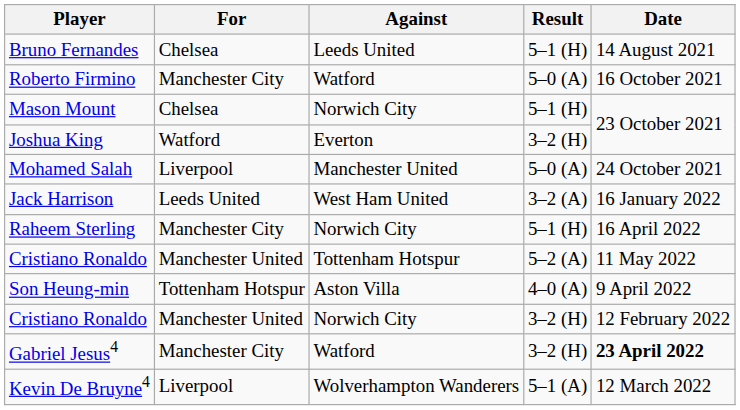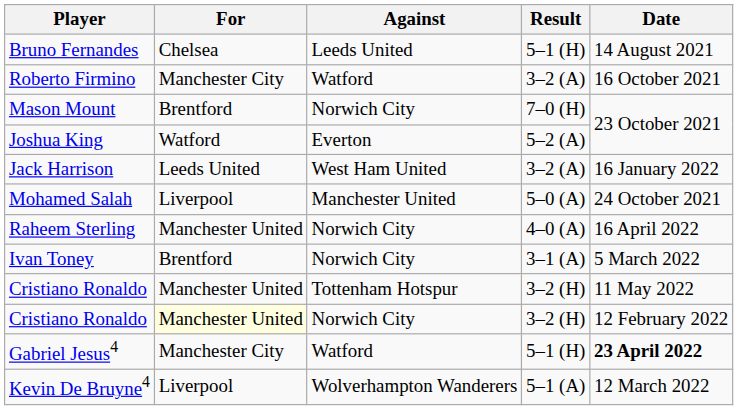(558, 79) 5–0 (A) -> (556, 79) 3–2 (A)
(189, 109) Chelsea -> (195, 109) Brentford
(558, 109) 5–1 (H) -> (556, 109) 7–0 (H)
(558, 139) 3–2 (H) -> (556, 139) 5–2 (A)
rows swapped: (71, 169) <-> (61, 199)
(221, 229) Manchester City -> (231, 229) Manchester United
(558, 229) 5–1 (H) -> (556, 229) 4–0 (A)
+ row: (51, 259)
(558, 259) 5–2 (A) -> (556, 288) 3–2 (H)
- row: (69, 288)
(231, 318) no background -> (231, 318) lightyellow background
(558, 351) 3–2 (H) -> (556, 351) 5–1 (H)
